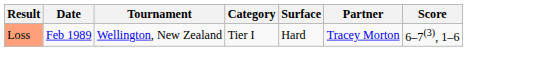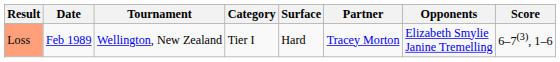+ column: (449, 14)
